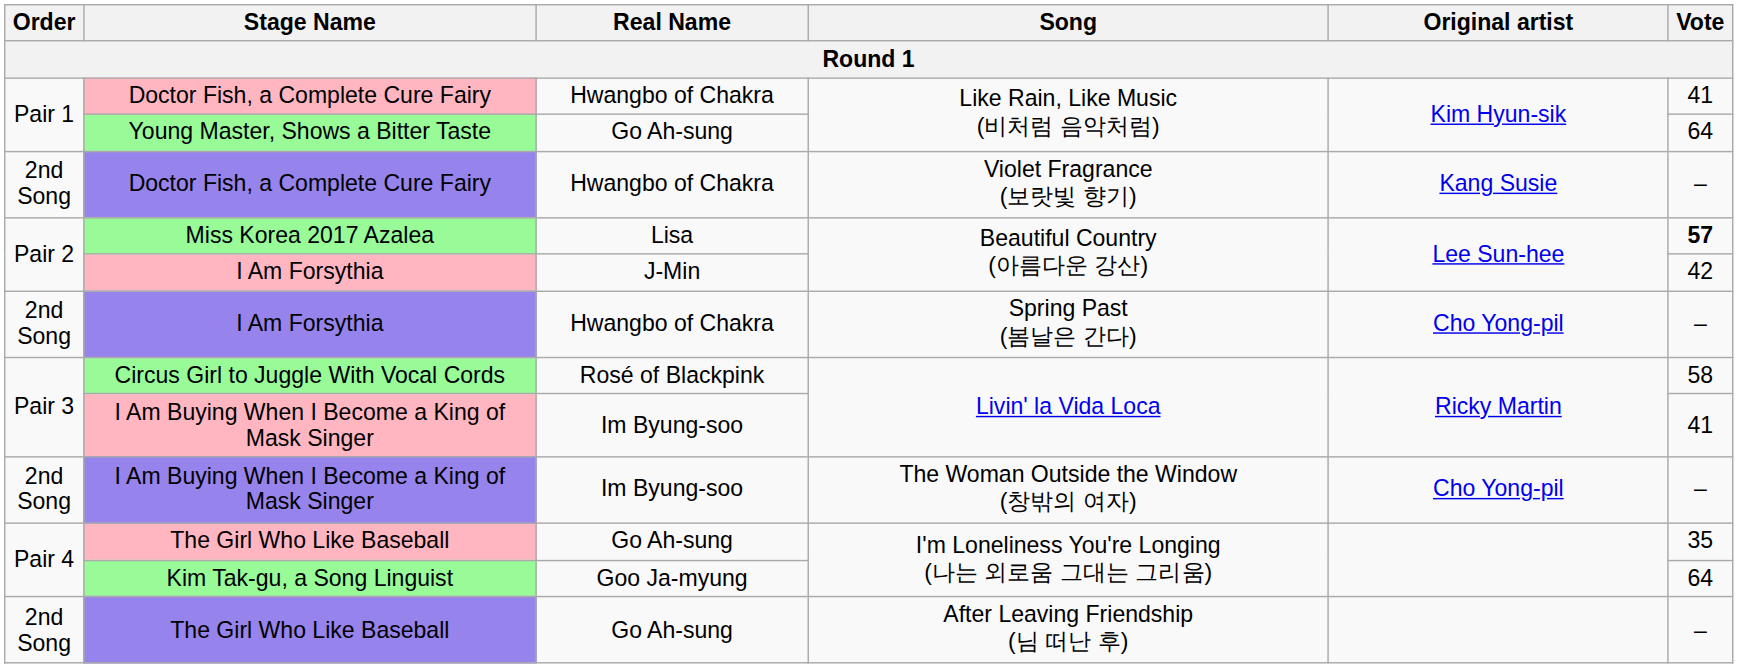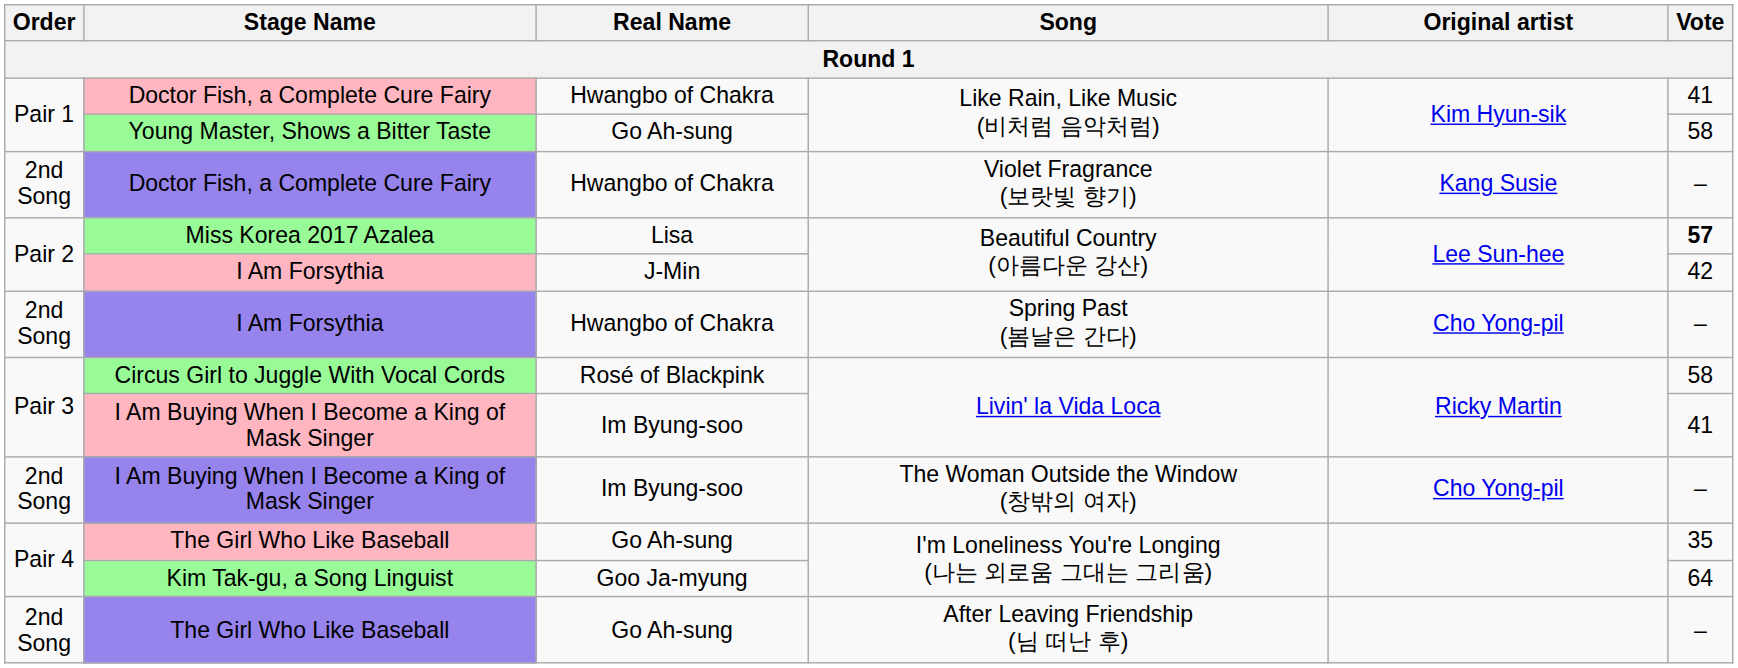(1700, 132) 64 -> (1700, 132) 58
